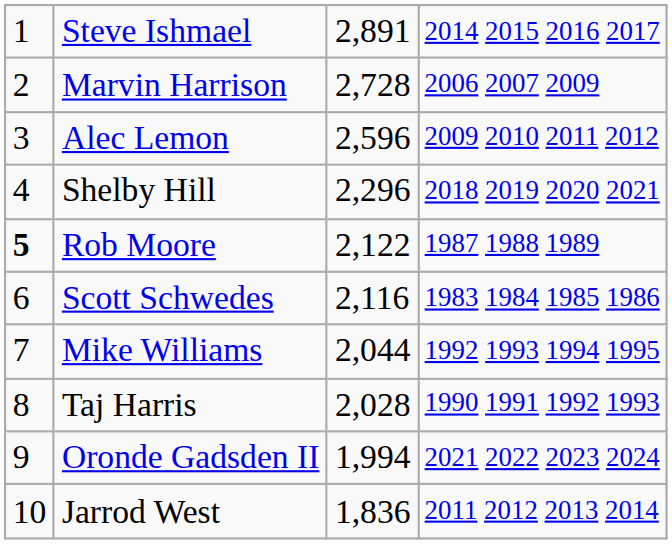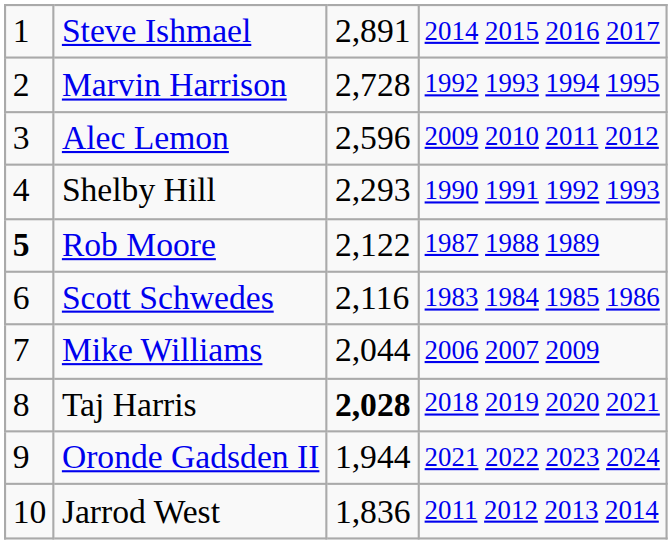(512, 84) 2006 2007 2009 -> (542, 84) 1992 1993 1994 1995
(373, 191) 2,296 -> (373, 191) 2,293
(542, 191) 2018 2019 2020 2021 -> (542, 191) 1990 1991 1992 1993
(542, 350) 1992 1993 1994 1995 -> (512, 350) 2006 2007 2009
(373, 404) normal -> (373, 404) bold
(542, 404) 1990 1991 1992 1993 -> (542, 404) 2018 2019 2020 2021
(373, 457) 1,994 -> (373, 457) 1,944
